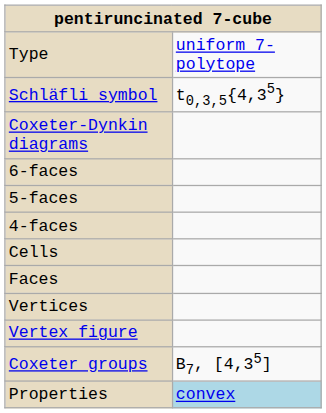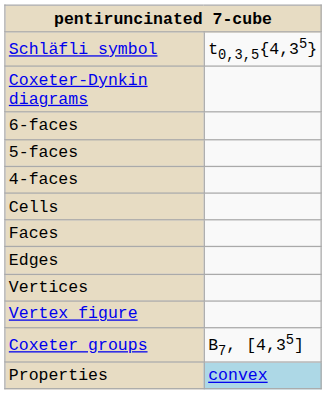- row: (29, 55)
+ row: (34, 260)
